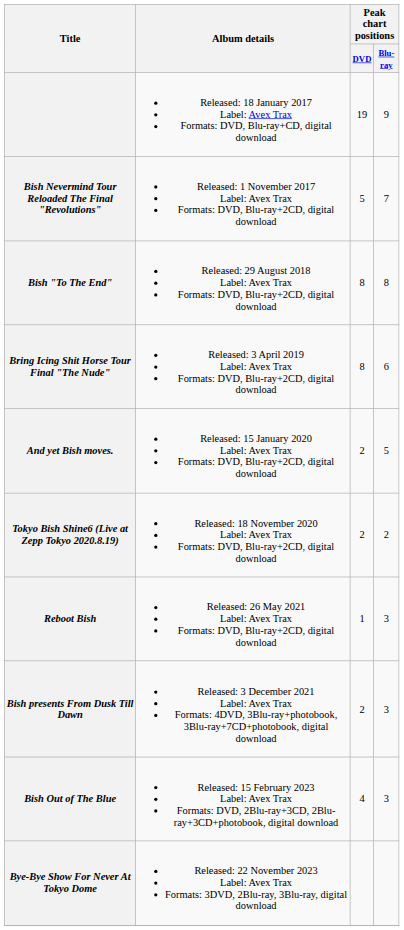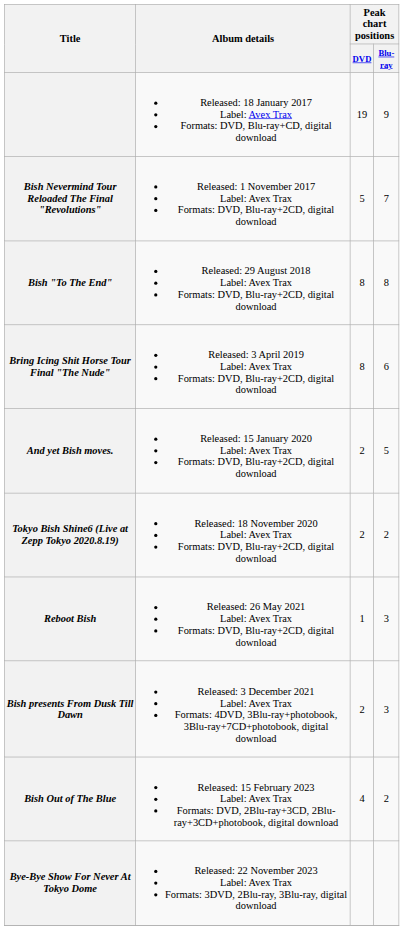(386, 799) 3 -> (386, 799) 2
